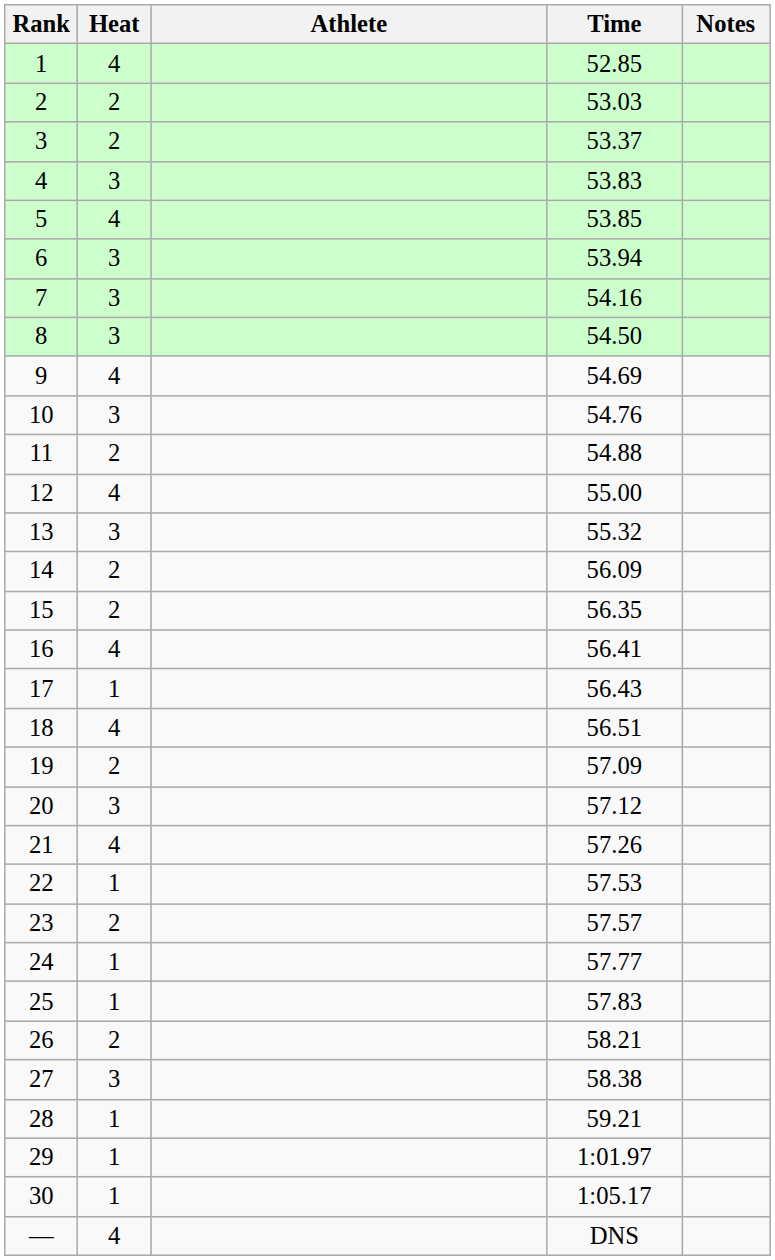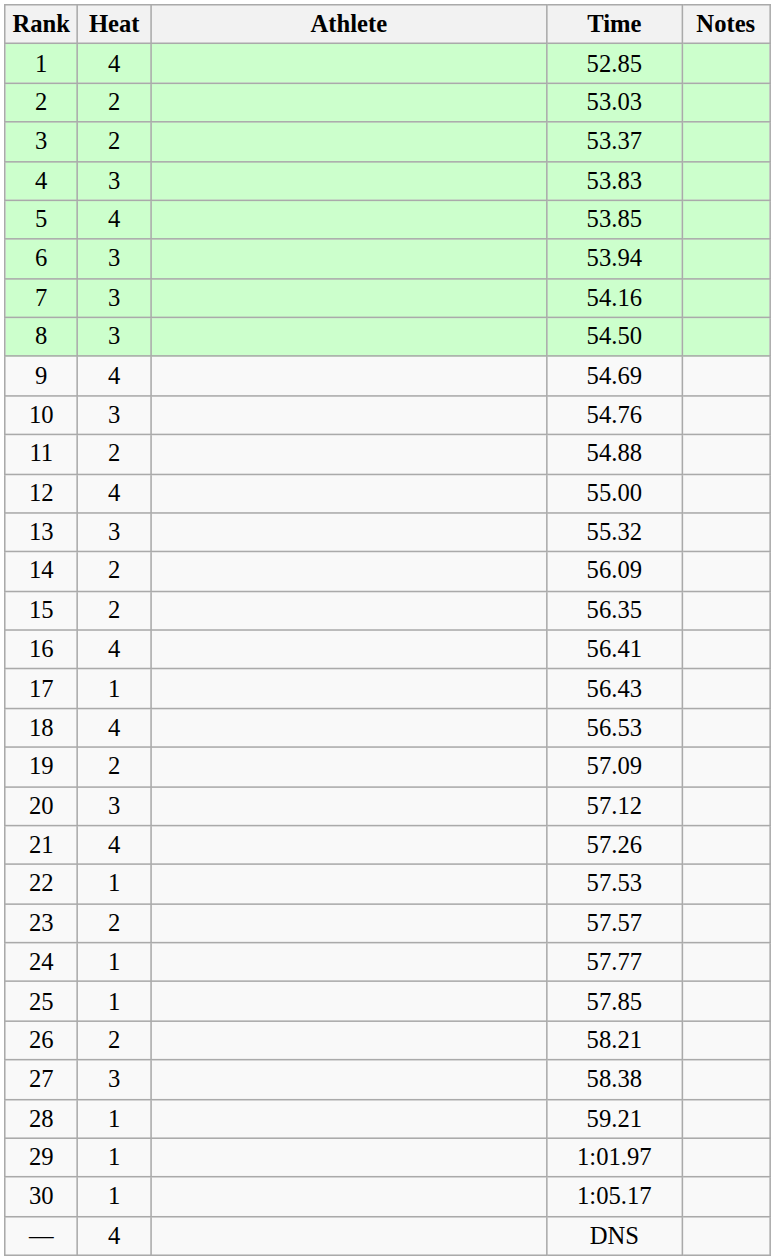(614, 727) 56.51 -> (614, 727) 56.53
(614, 1000) 57.83 -> (614, 1000) 57.85
